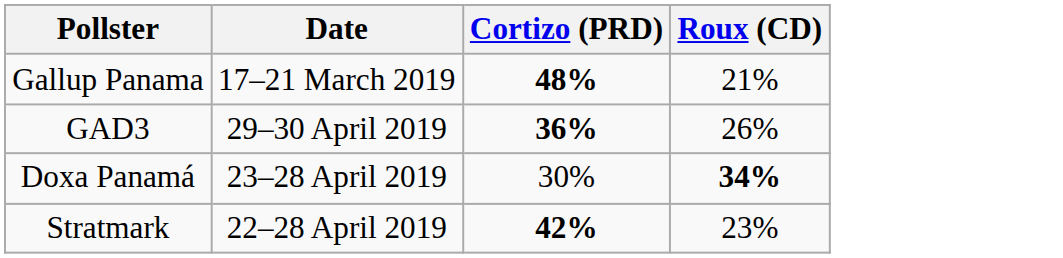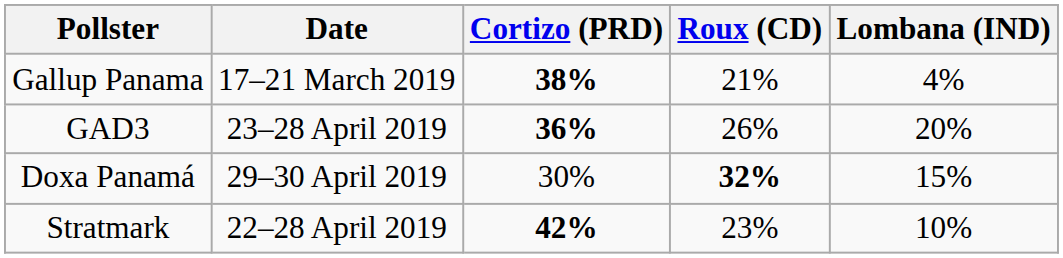+ column: (944, 29)
(566, 78) 48% -> (566, 78) 38%
(337, 128) 29–30 April 2019 -> (337, 128) 23–28 April 2019
(337, 177) 23–28 April 2019 -> (337, 177) 29–30 April 2019
(750, 177) 34% -> (750, 177) 32%
